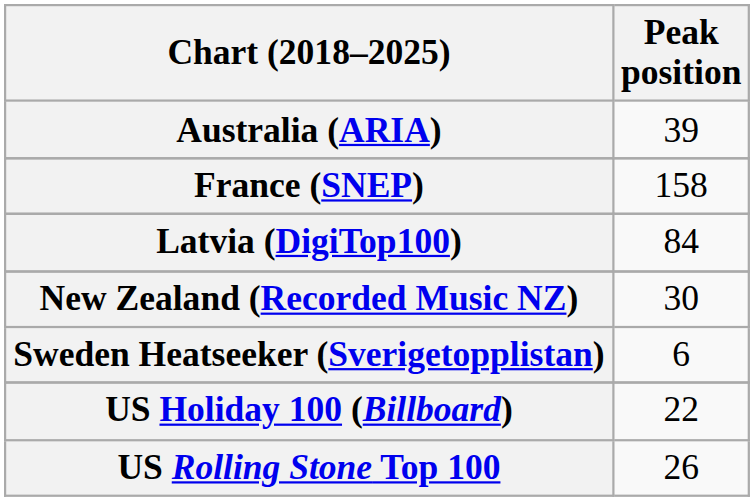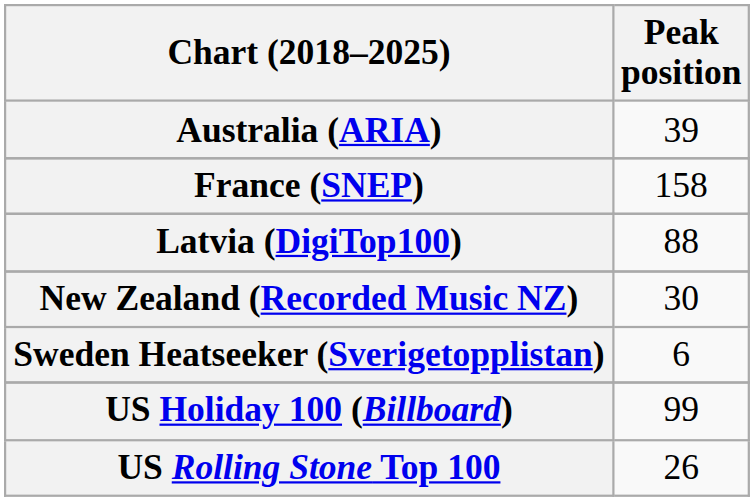(681, 241) 84 -> (681, 241) 88
(681, 410) 22 -> (681, 410) 99
